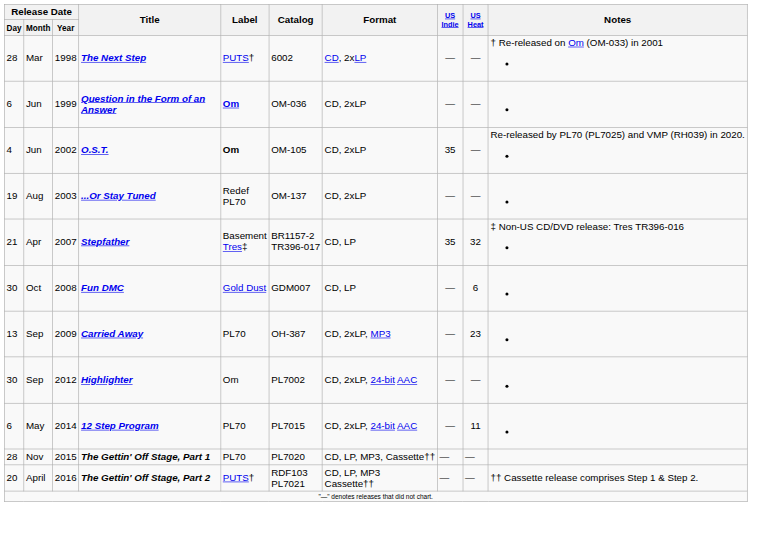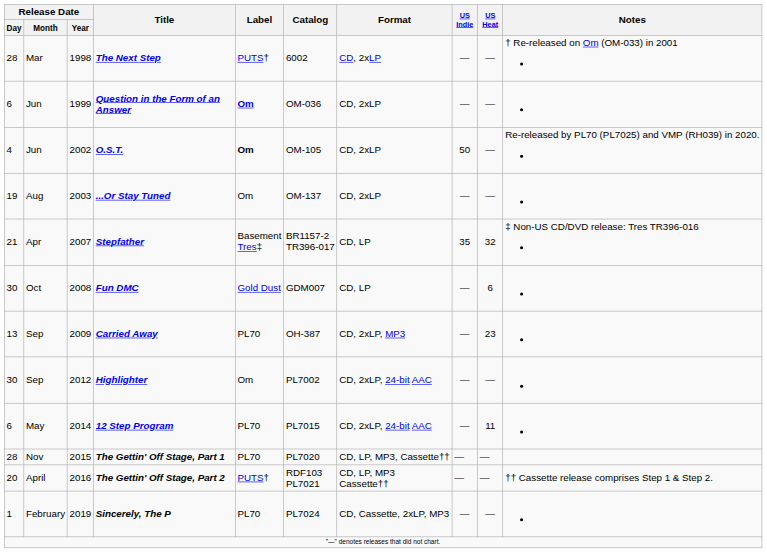(450, 150) 35 -> (465, 150) 50
(236, 196) Redef PL70 -> (245, 196) Om
+ row: (133, 514)
